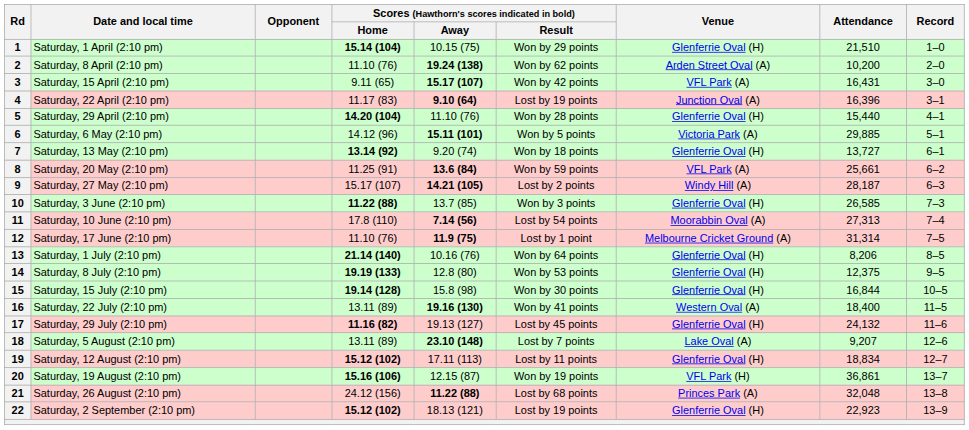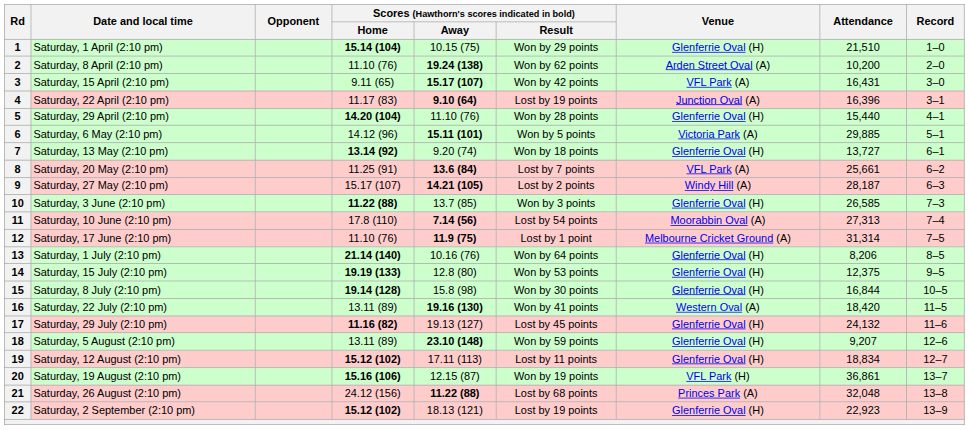(556, 169) Won by 59 points -> (556, 169) Lost by 7 points
(97, 273) Saturday, 8 July (2:10 pm) -> (100, 273) Saturday, 15 July (2:10 pm)
(100, 290) Saturday, 15 July (2:10 pm) -> (97, 290) Saturday, 8 July (2:10 pm)
(863, 307) 18,400 -> (863, 307) 18,420
(556, 342) Lost by 7 points -> (556, 342) Won by 59 points
(718, 342) Lake Oval (A) -> (718, 342) Glenferrie Oval (H)
